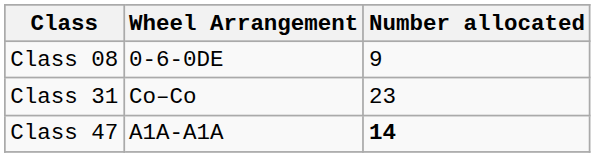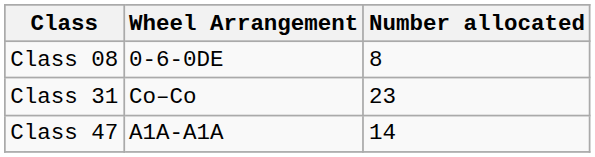(376, 60) 9 -> (376, 60) 8
(383, 133) bold -> (383, 133) normal
